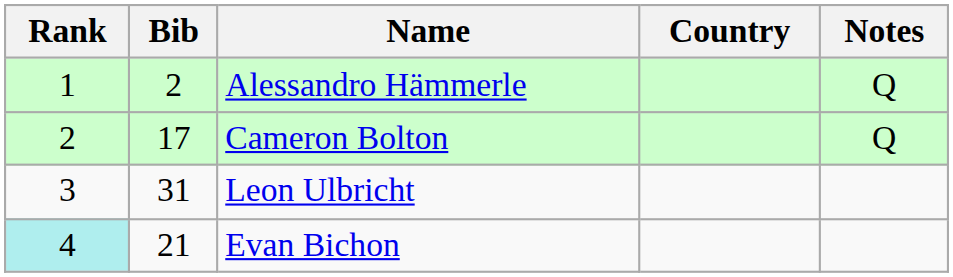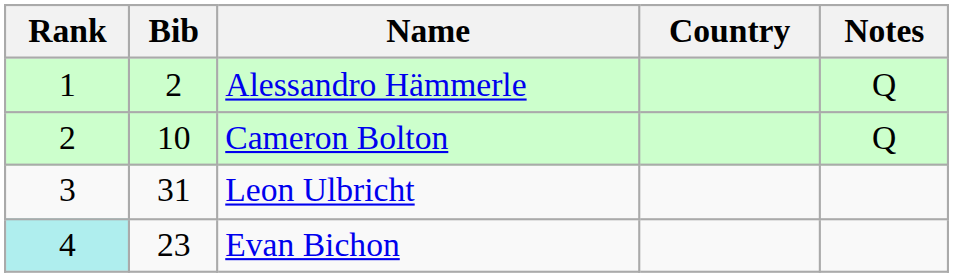(174, 137) 17 -> (174, 137) 10
(174, 244) 21 -> (174, 244) 23
